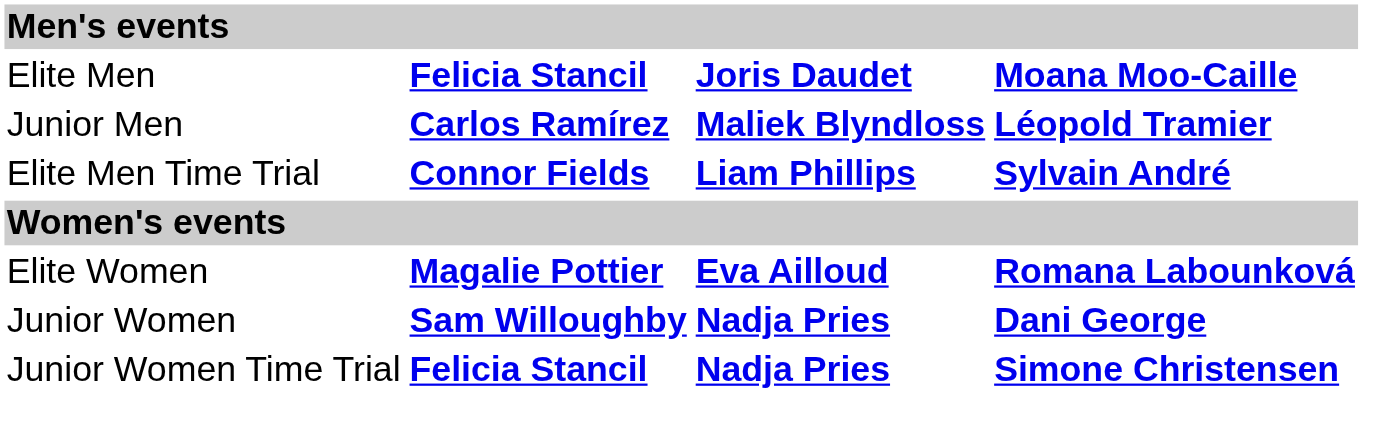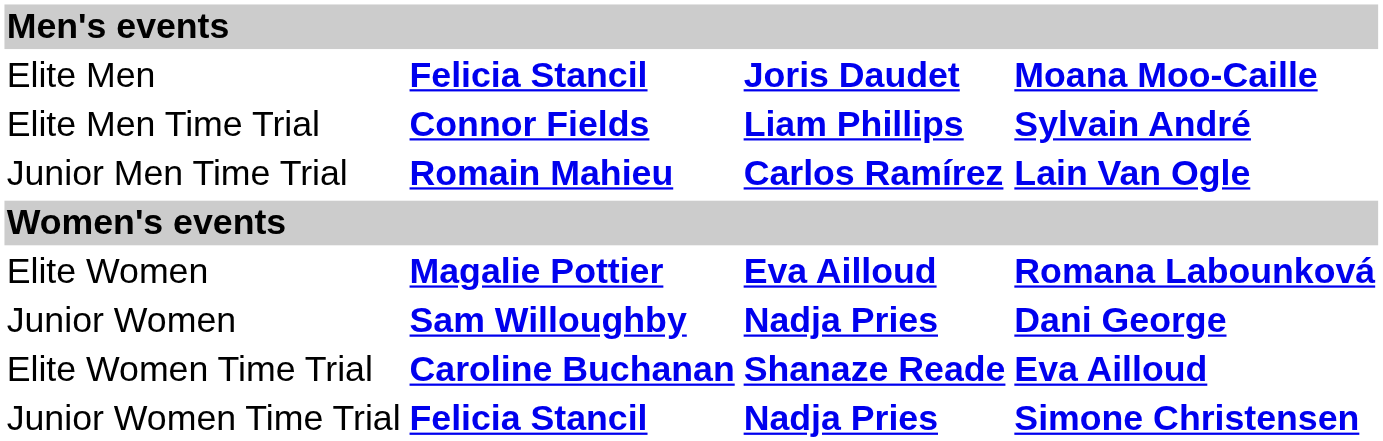- row: (95, 124)
+ row: (177, 173)
+ row: (190, 369)
